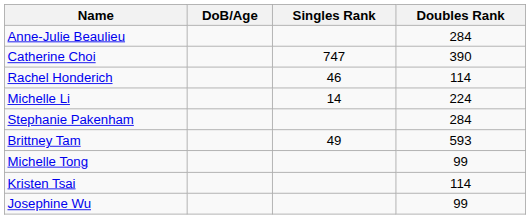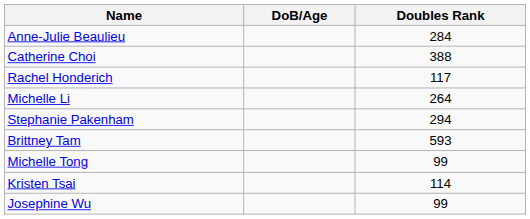- column: (334, 15)
(461, 57) 390 -> (440, 57) 388
(461, 78) 114 -> (440, 78) 117
(461, 99) 224 -> (440, 99) 264
(461, 120) 284 -> (440, 120) 294
